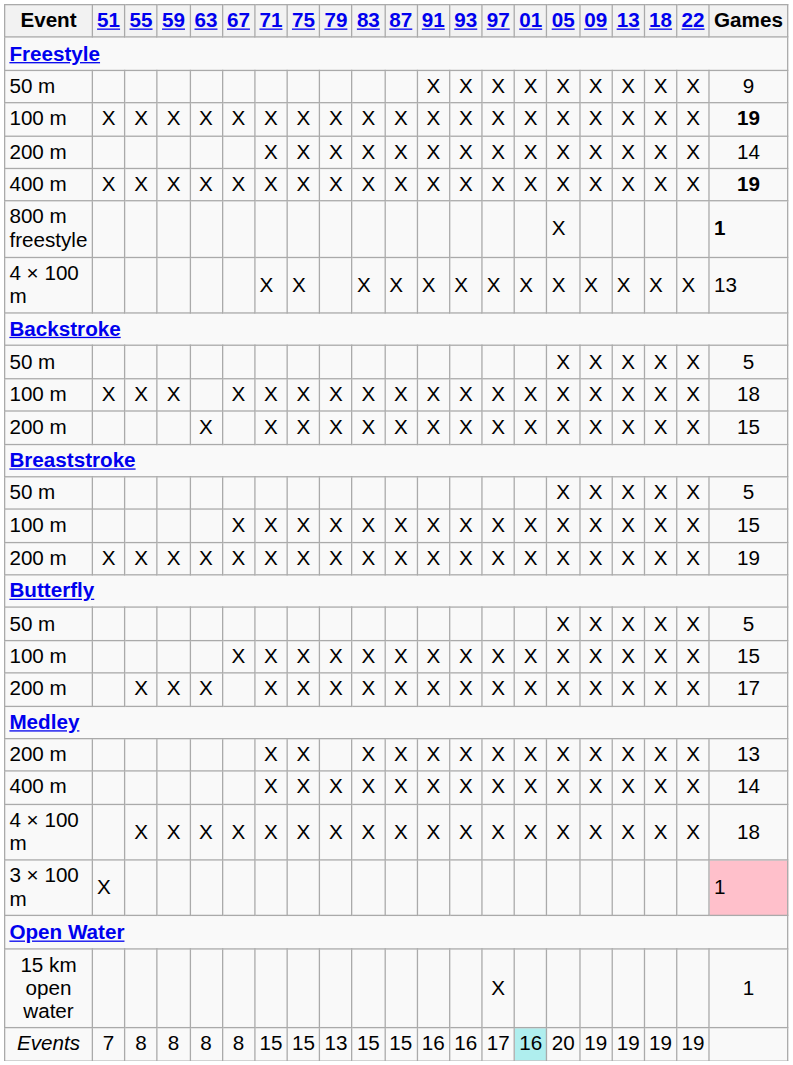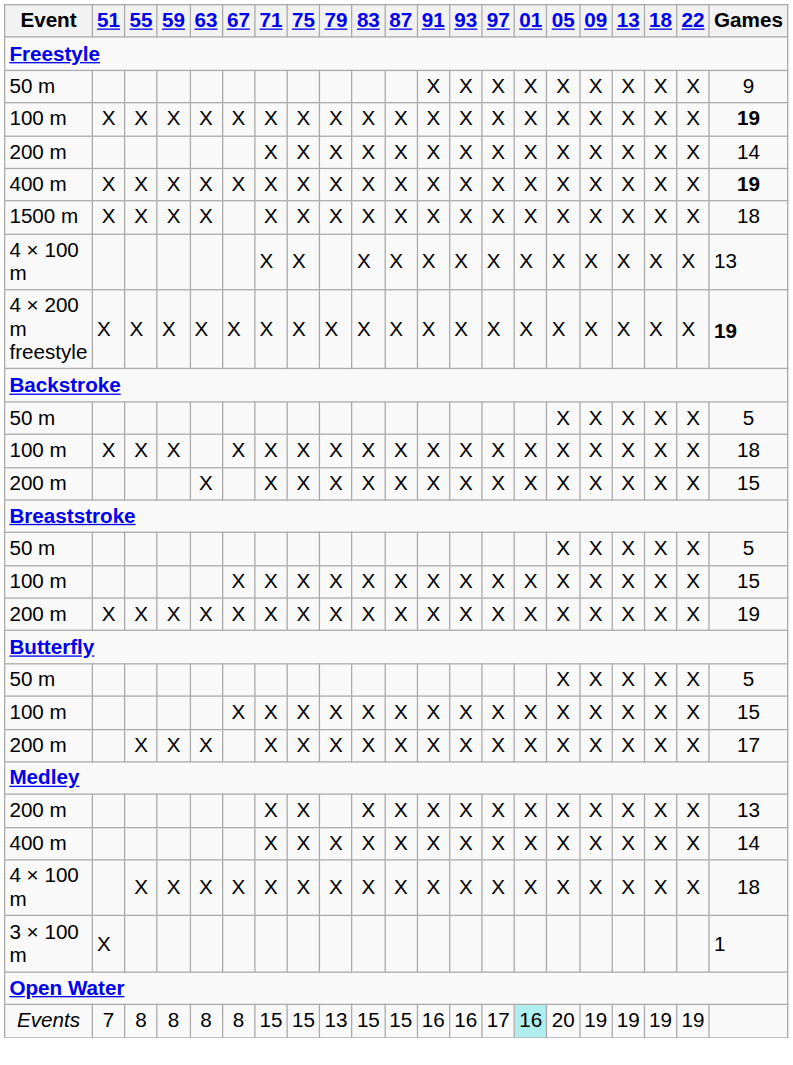- row: (48, 228)
+ row: (44, 217)
+ row: (48, 329)
(720, 887) pink background -> (720, 943) no background
- row: (48, 988)
